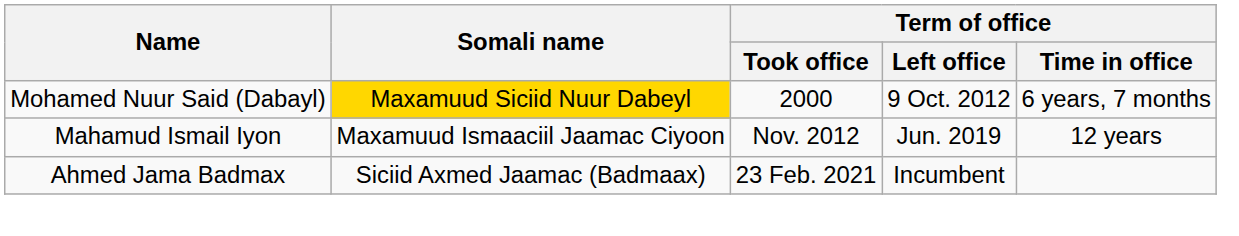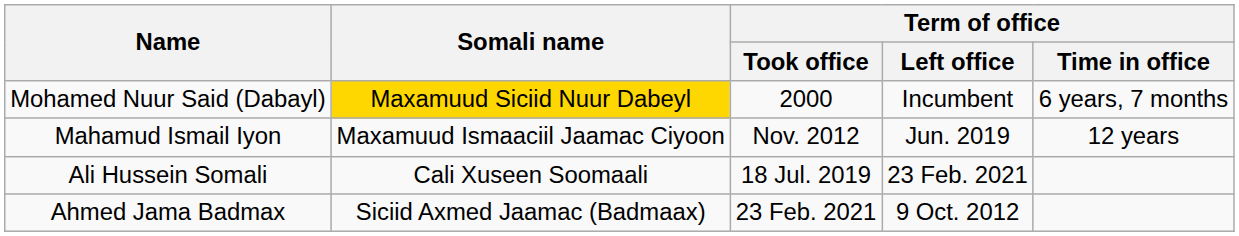(949, 99) 9 Oct. 2012 -> (958, 99) Incumbent
+ row: (168, 174)
(949, 174) Incumbent -> (958, 212) 9 Oct. 2012
